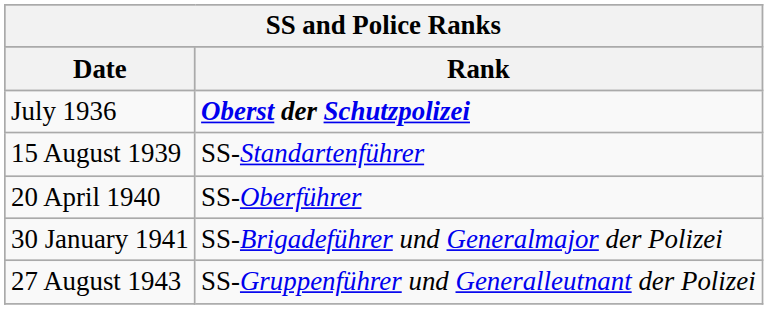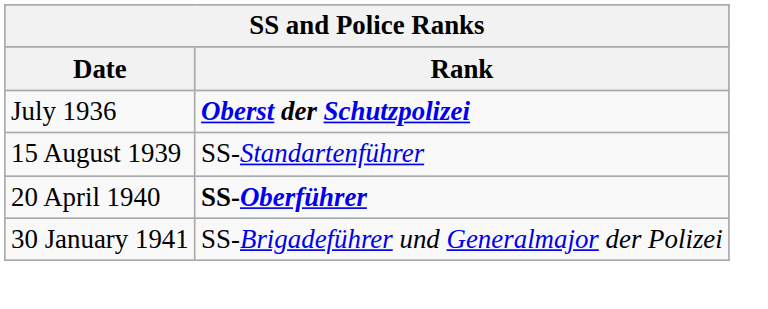(281, 196) normal -> (284, 196) bold
- row: (96, 281)
